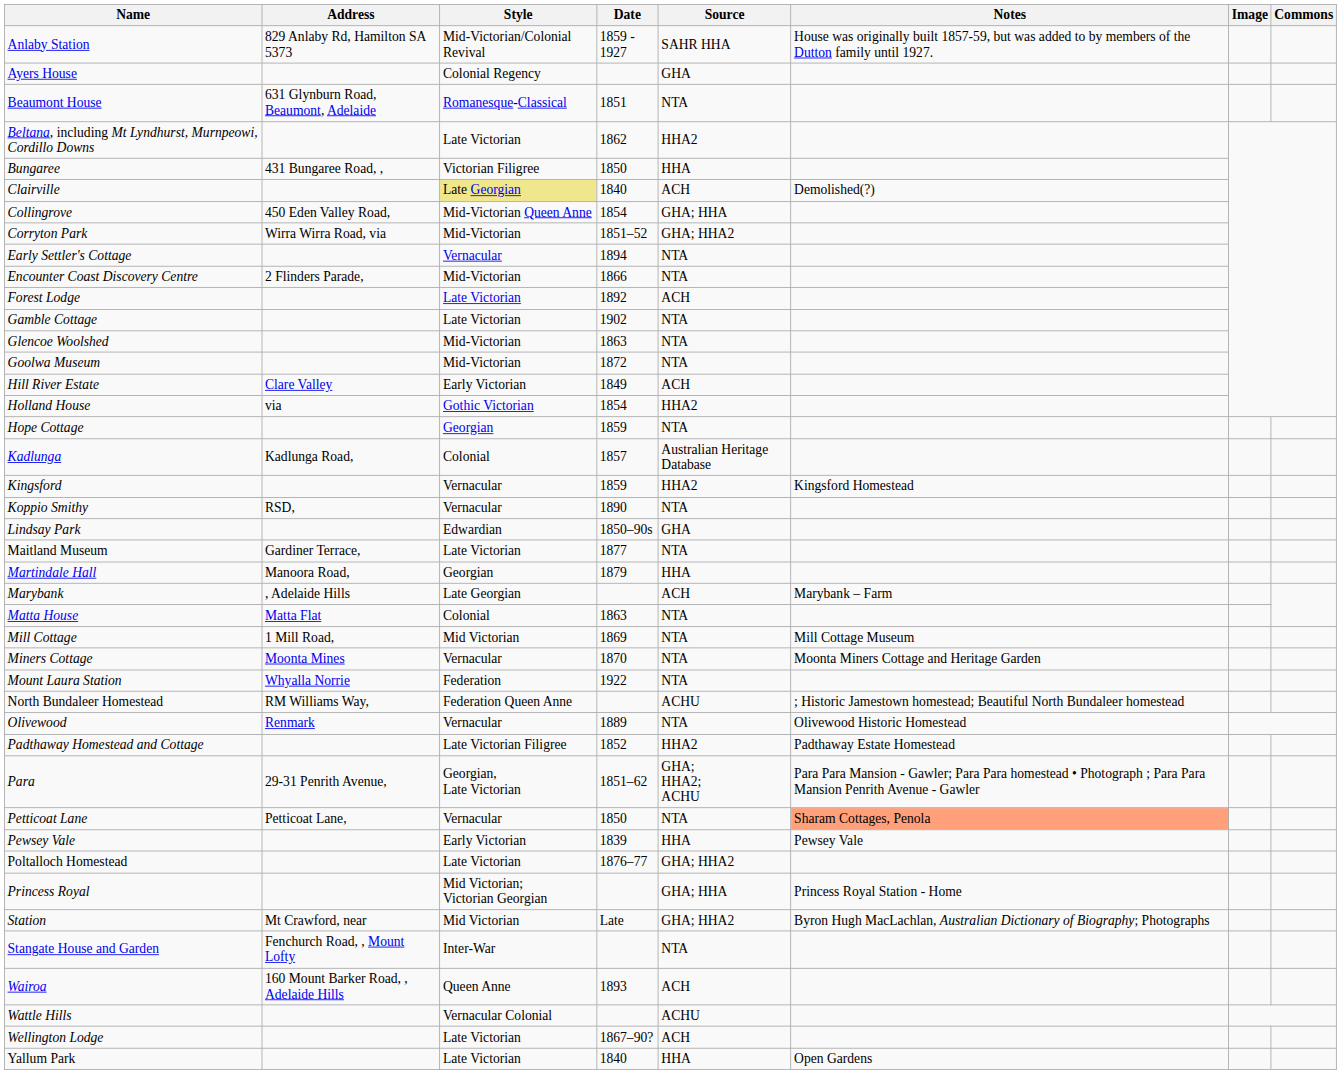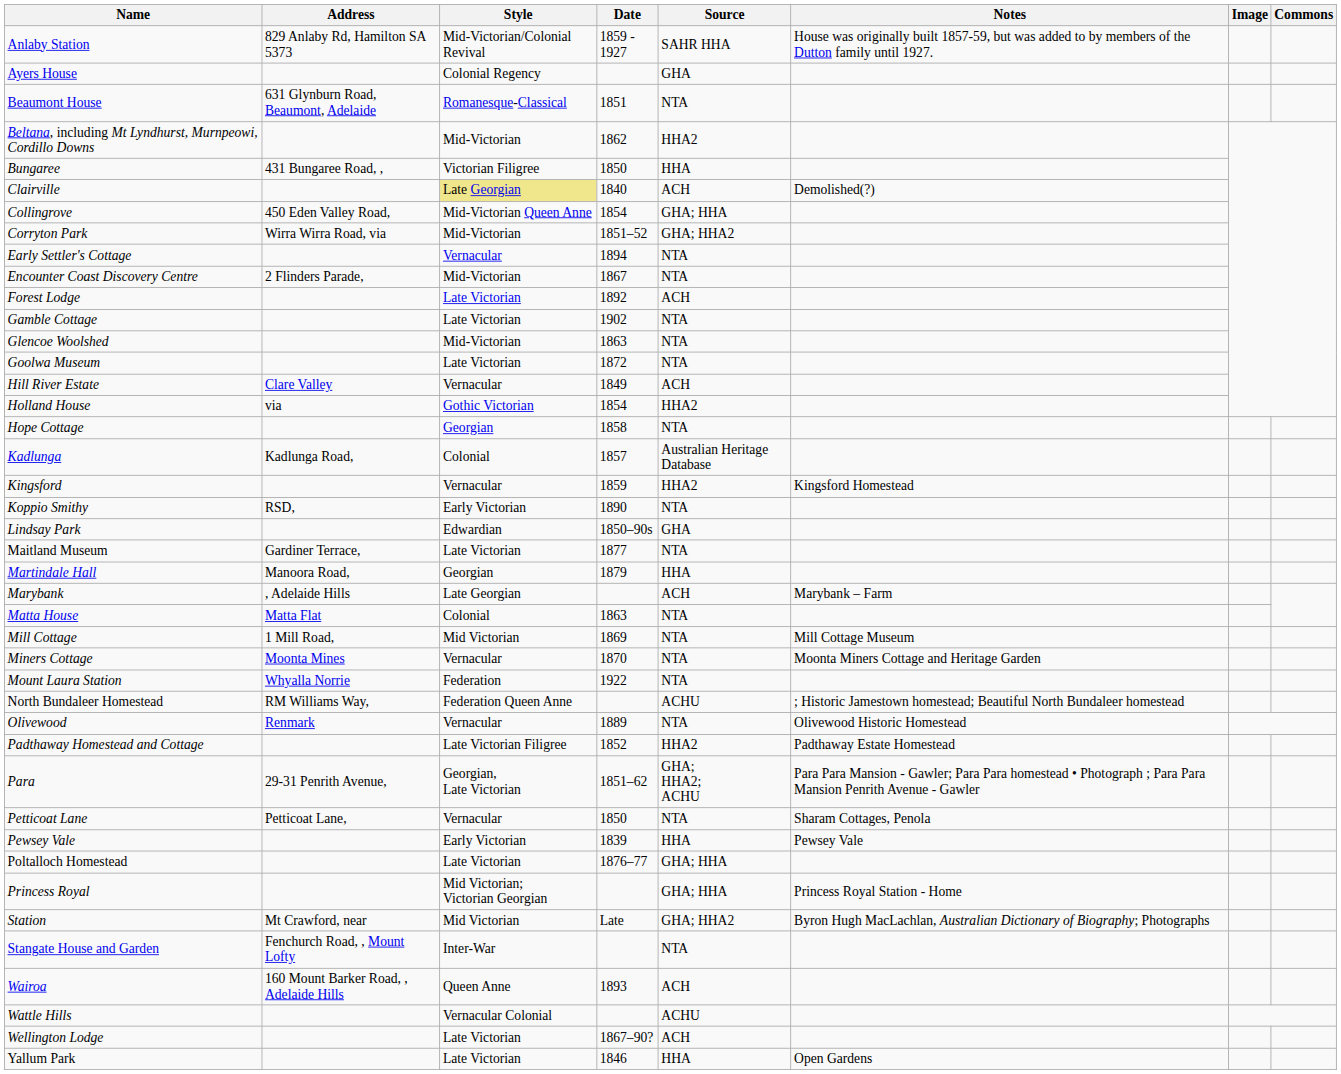(482, 139) Late Victorian -> (482, 139) Mid-Victorian
(613, 276) 1866 -> (613, 276) 1867
(482, 363) Mid-Victorian -> (482, 363) Late Victorian
(485, 384) Early Victorian -> (472, 384) Vernacular
(613, 427) 1859 -> (613, 427) 1858
(472, 507) Vernacular -> (485, 507) Early Victorian
(862, 818) lightsalmon background -> (862, 818) no background
(698, 861) GHA; HHA2 -> (694, 861) GHA; HHA
(613, 1058) 1840 -> (613, 1058) 1846
